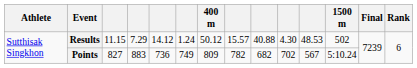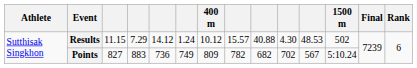(211, 40) 50.12 -> (211, 40) 10.12
